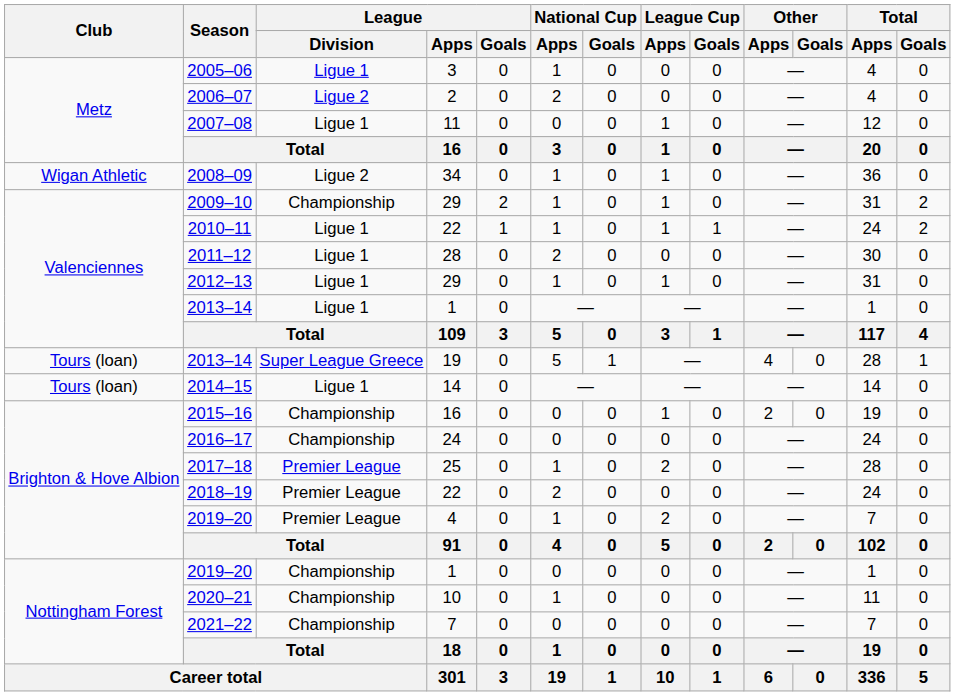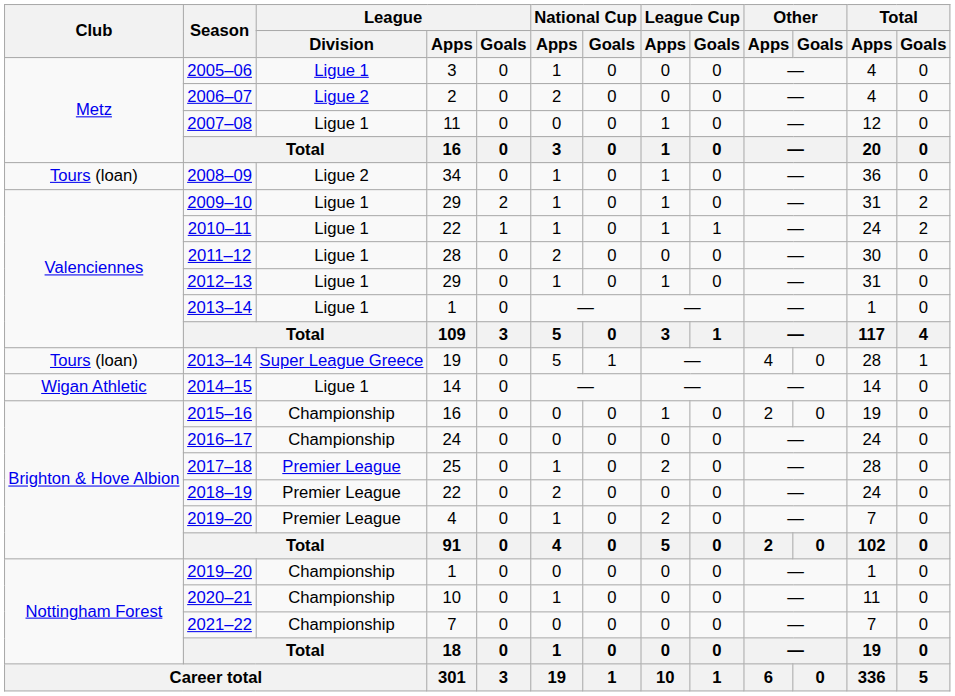(94, 176) Wigan Athletic -> (94, 176) Tours (loan)
(341, 202) Championship -> (341, 202) Ligue 1
(94, 387) Tours (loan) -> (94, 387) Wigan Athletic
